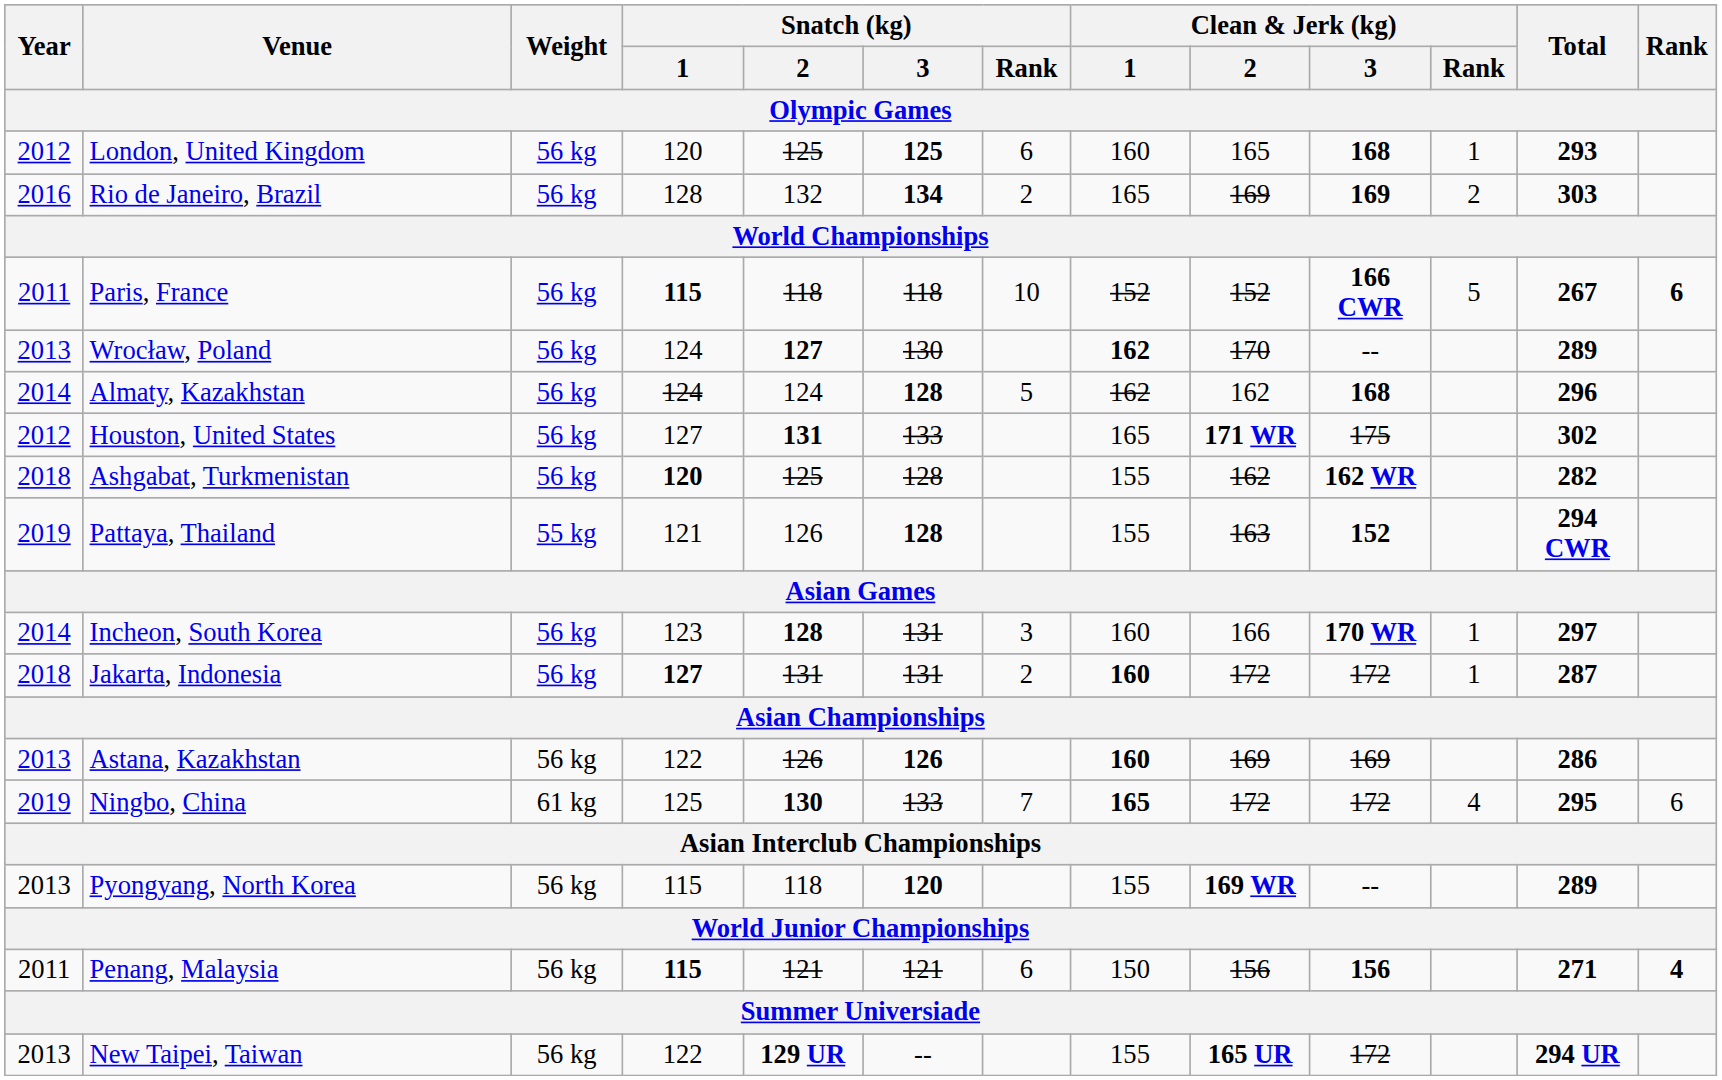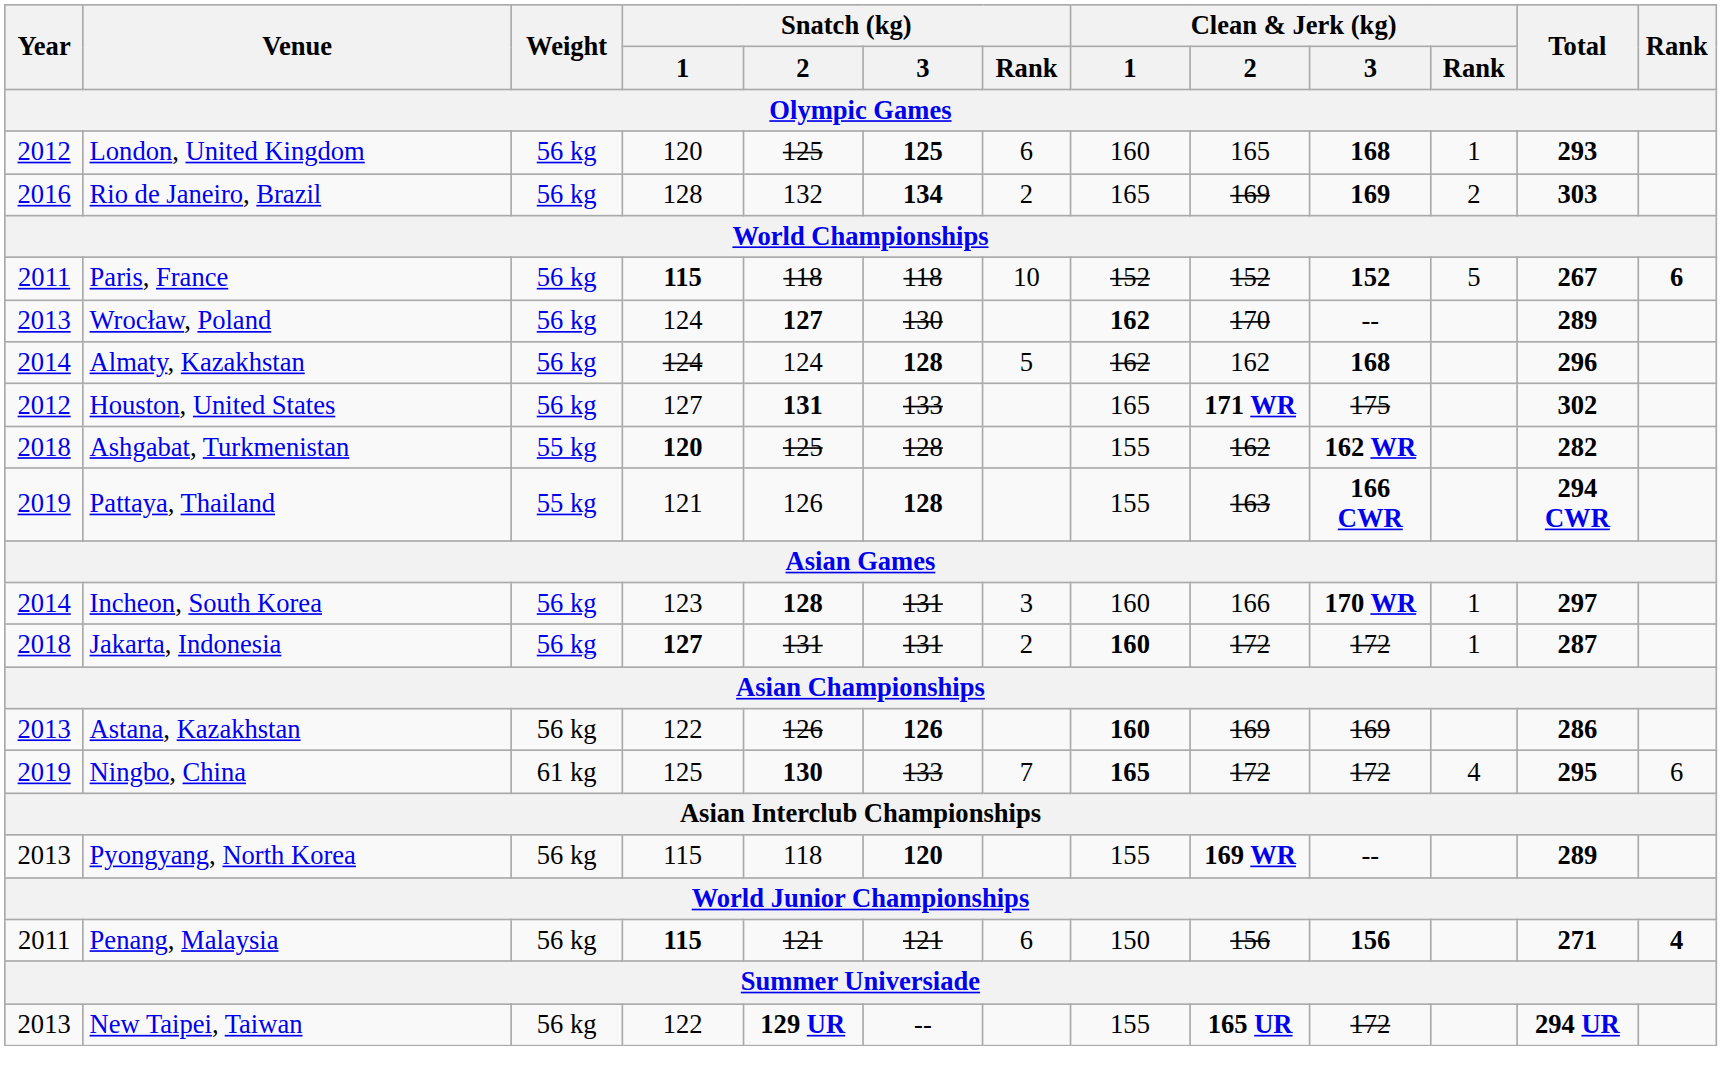(1370, 293) 166 CWR -> (1370, 278) 152
(567, 476) 56 kg -> (567, 446) 55 kg
(1370, 533) 152 -> (1370, 503) 166 CWR
